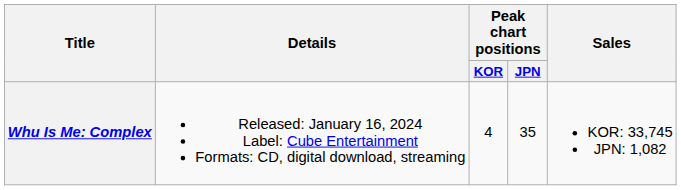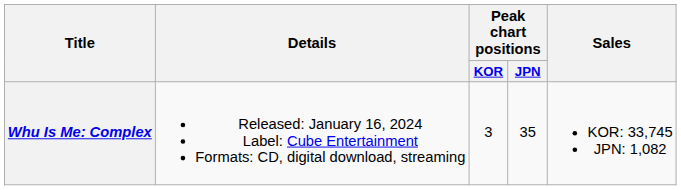(488, 133) 4 -> (488, 133) 3
